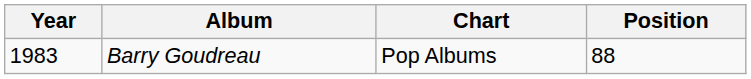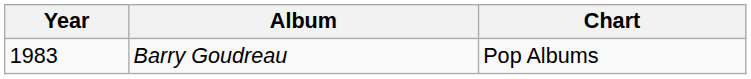- column: (666, 21)
